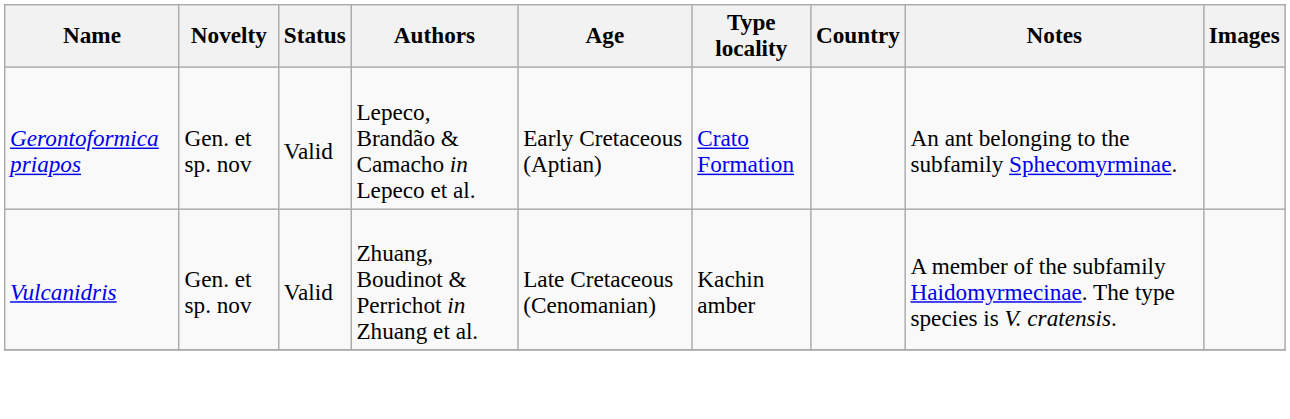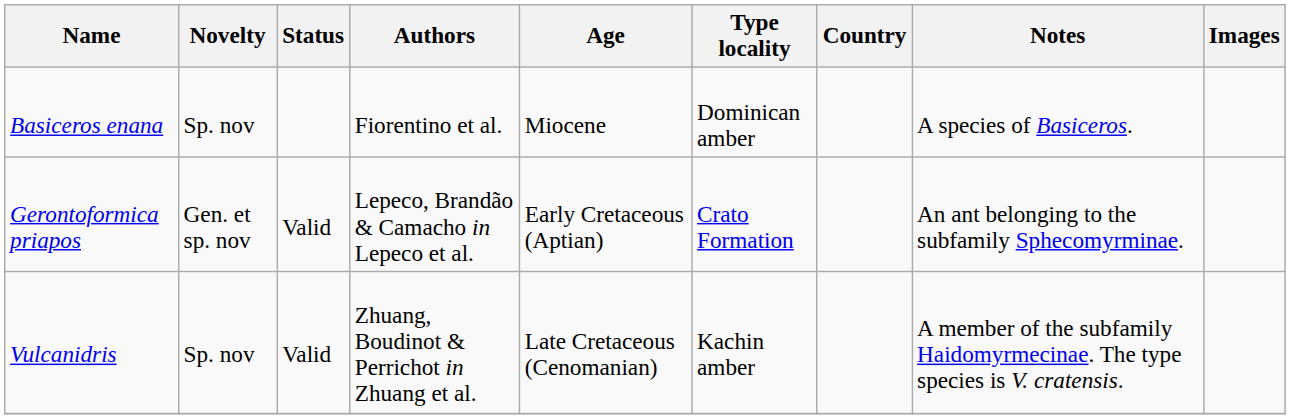+ row: (87, 124)
(218, 292) Gen. et sp. nov -> (219, 355) Sp. nov
